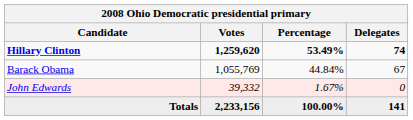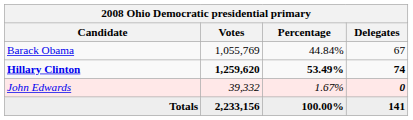rows swapped: (44, 51) <-> (41, 69)
(402, 88) normal -> (402, 88) bold
